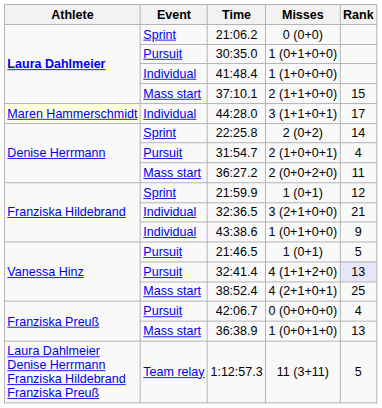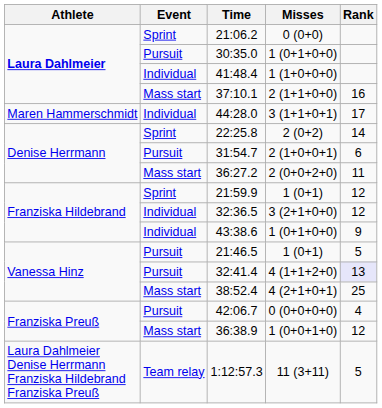(358, 94) 15 -> (358, 94) 16
(72, 114) lightyellow background -> (72, 114) no background
(358, 153) 4 -> (358, 153) 6
(358, 213) 21 -> (358, 213) 12
(358, 331) 13 -> (358, 331) 12
